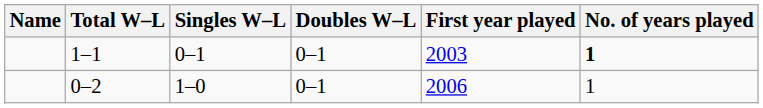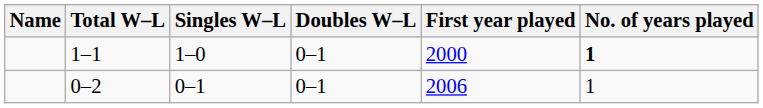(190, 53) 0–1 -> (190, 53) 1–0
(446, 53) 2003 -> (446, 53) 2000
(190, 86) 1–0 -> (190, 86) 0–1
